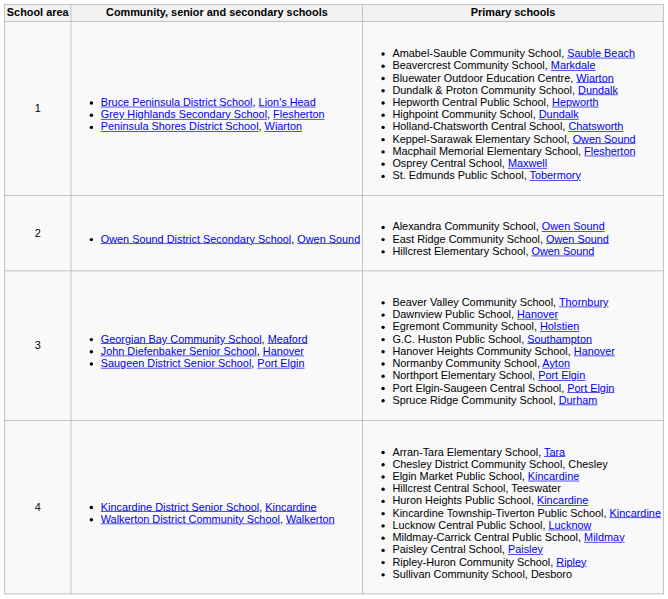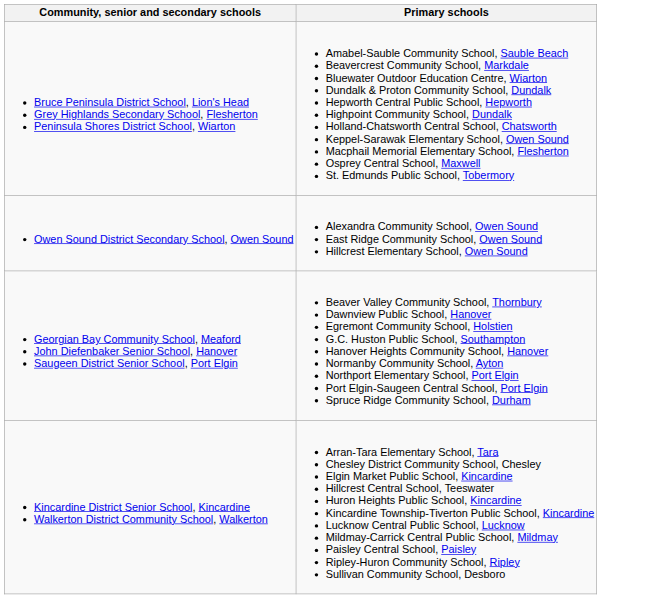- column: (38, 13)
